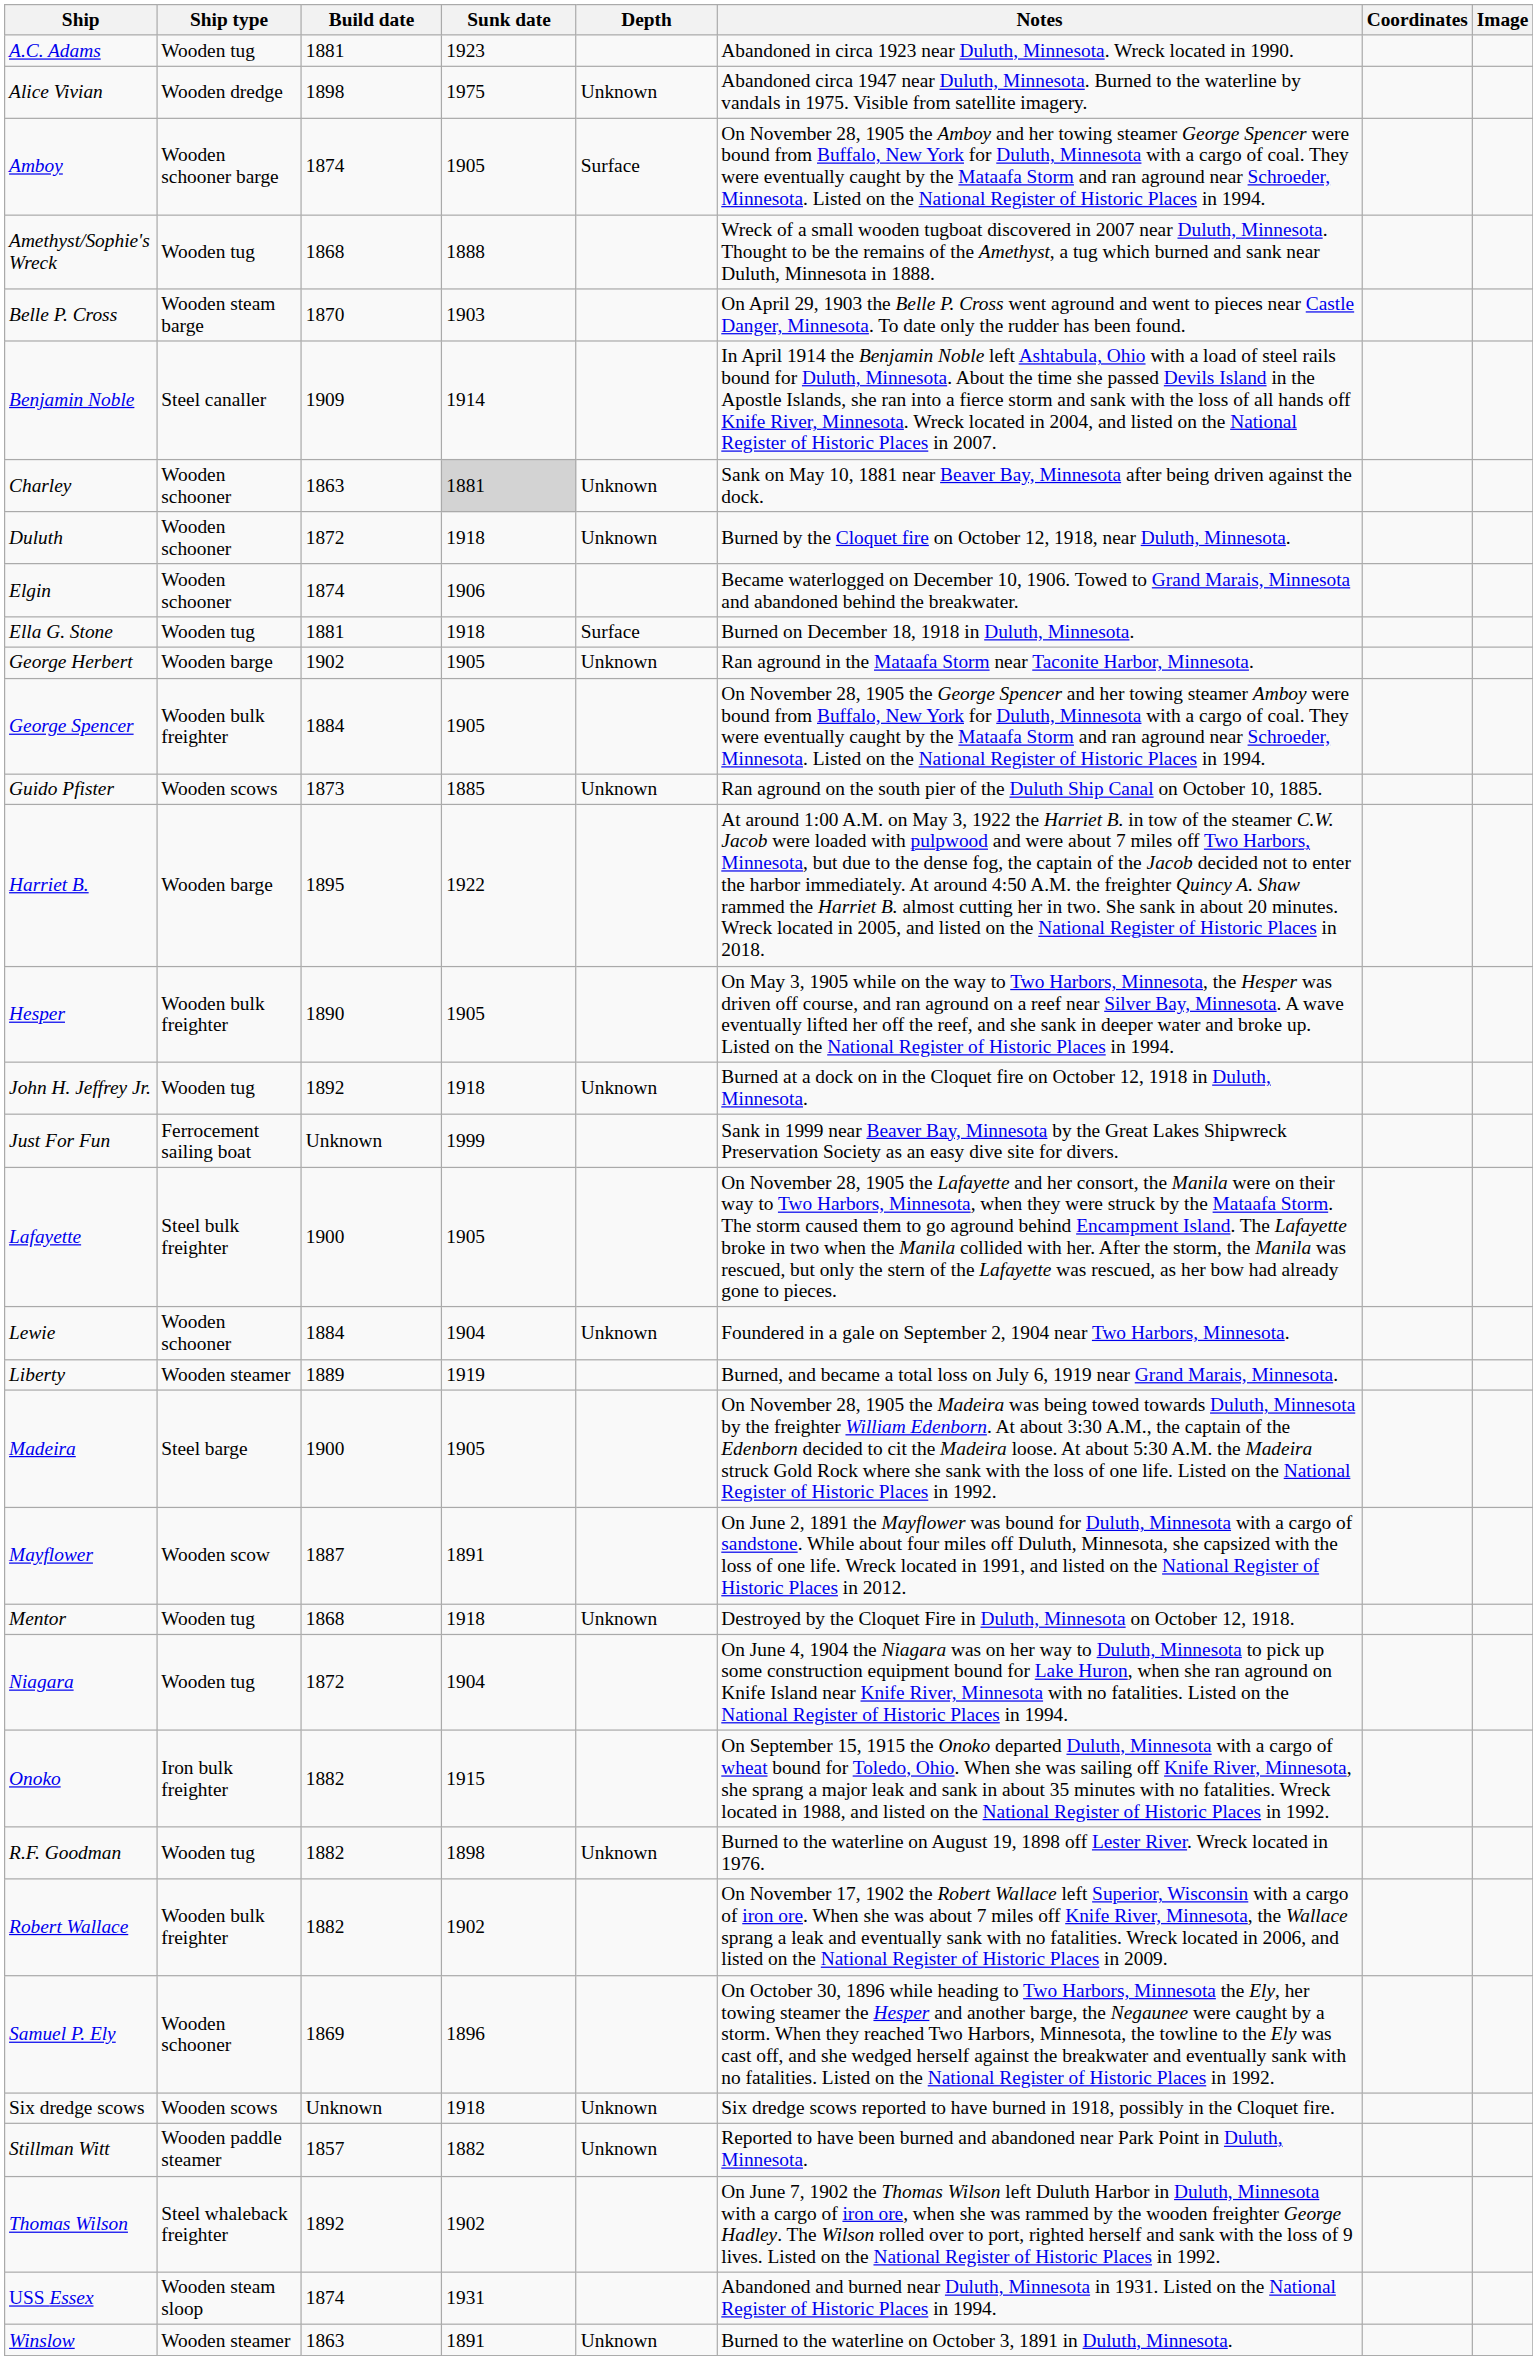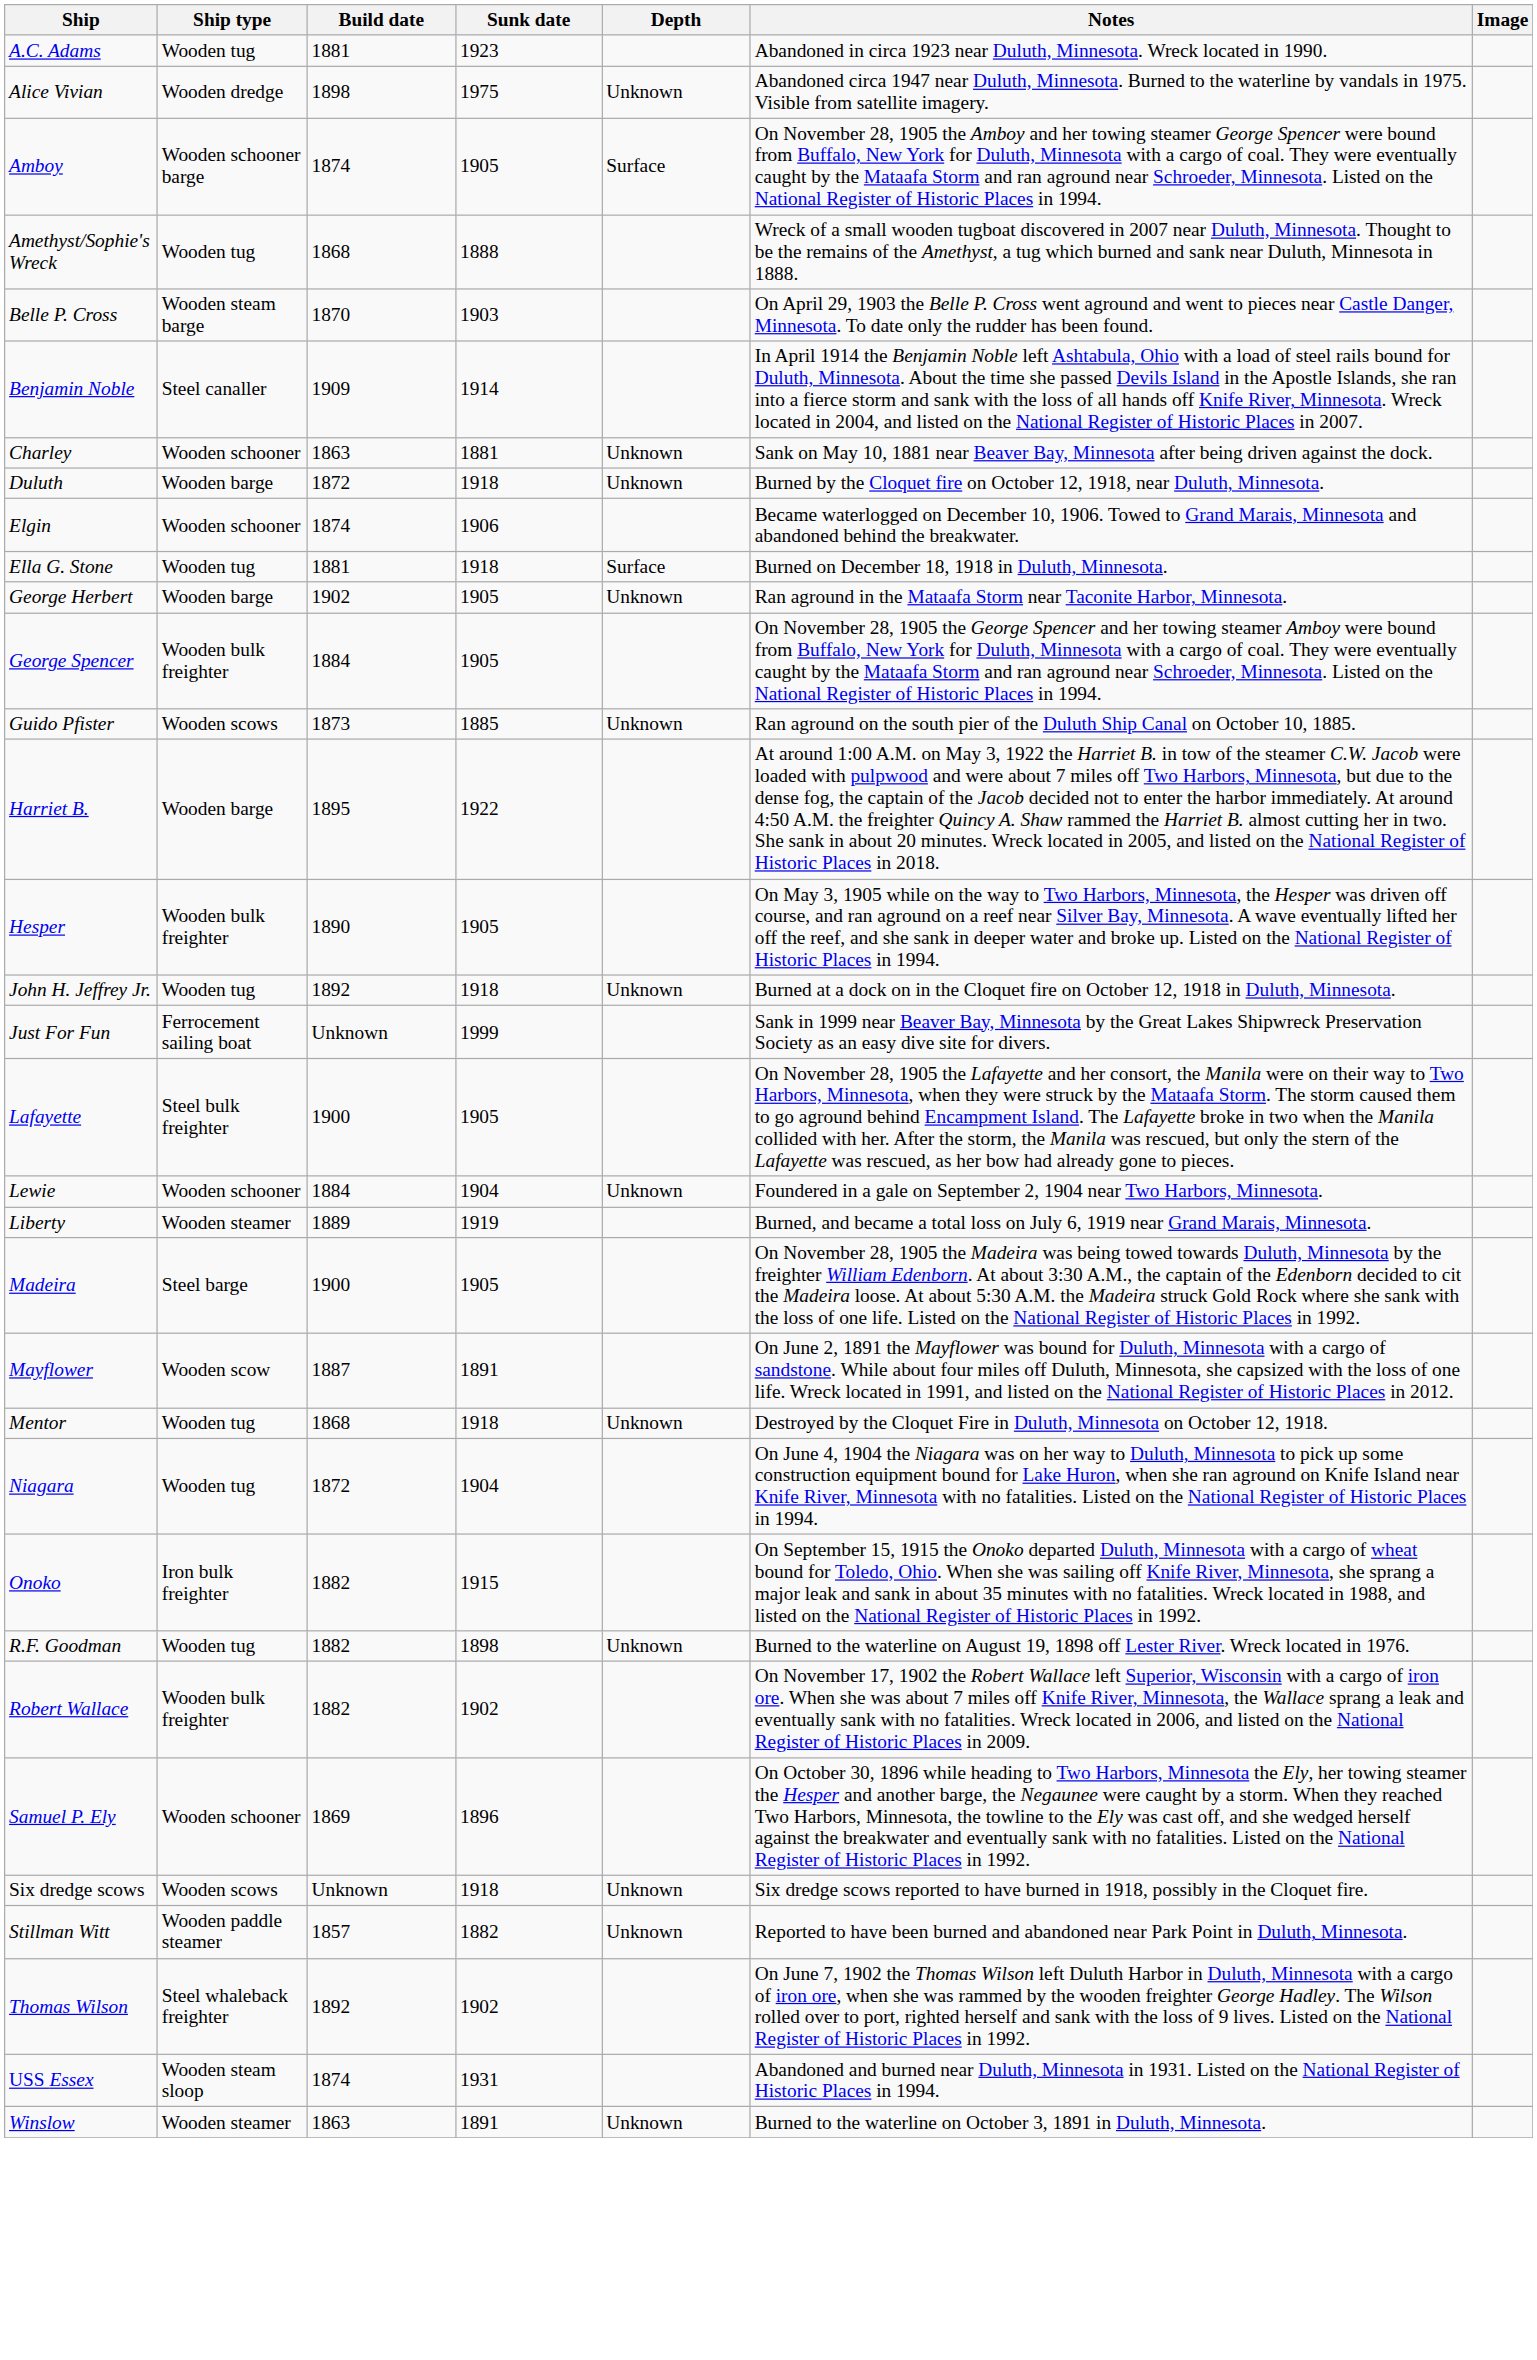- column: (1417, 19)
(466, 485) lightgrey background -> (479, 452) no background
(196, 537) Wooden schooner -> (217, 483) Wooden barge
